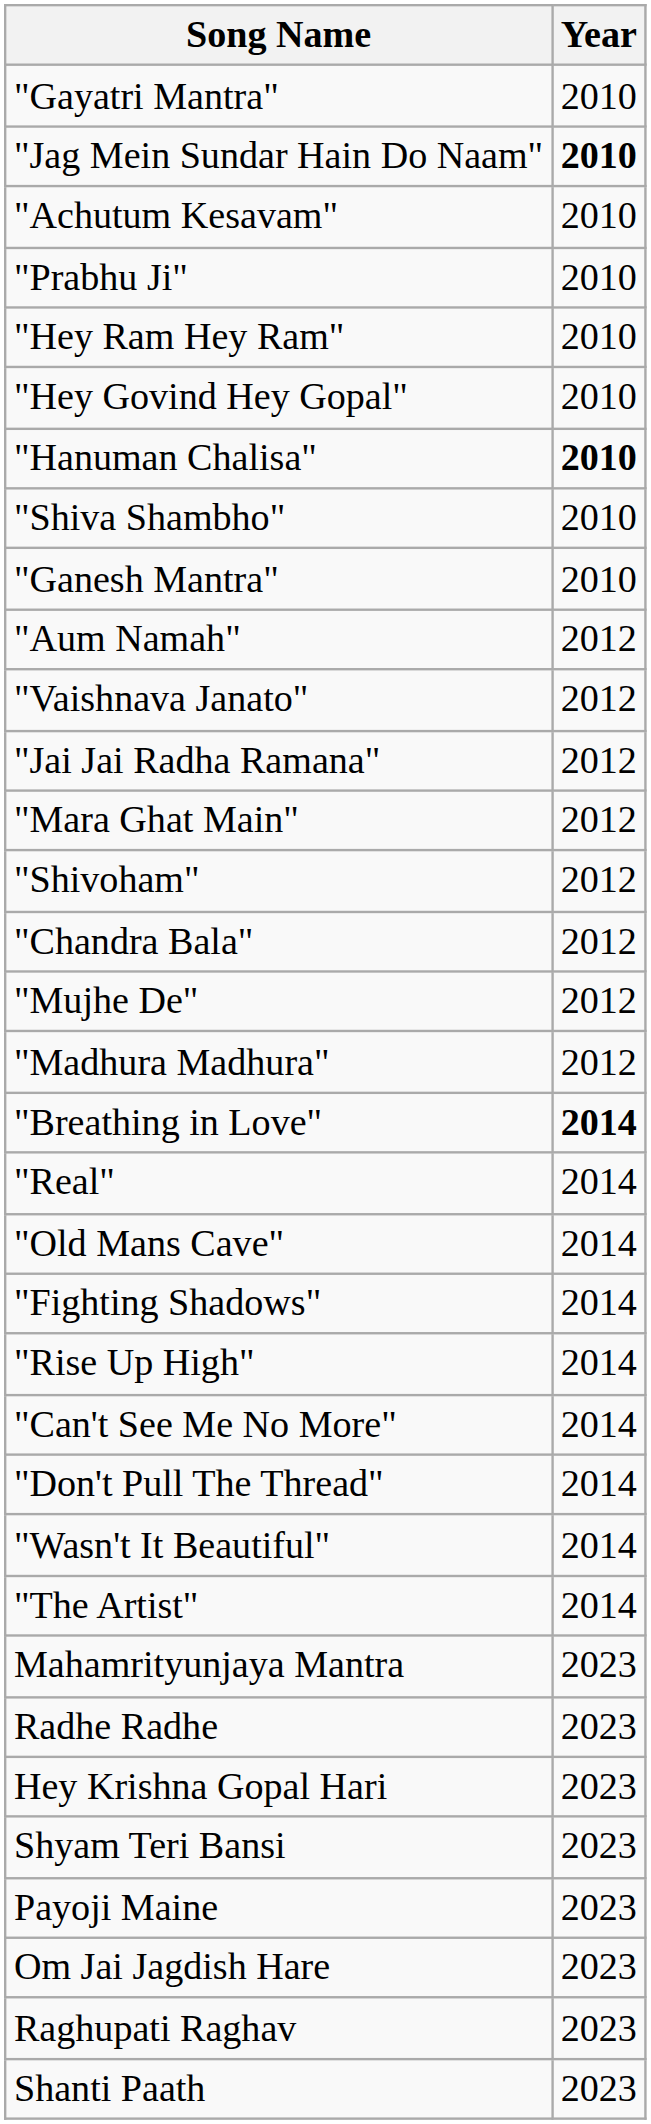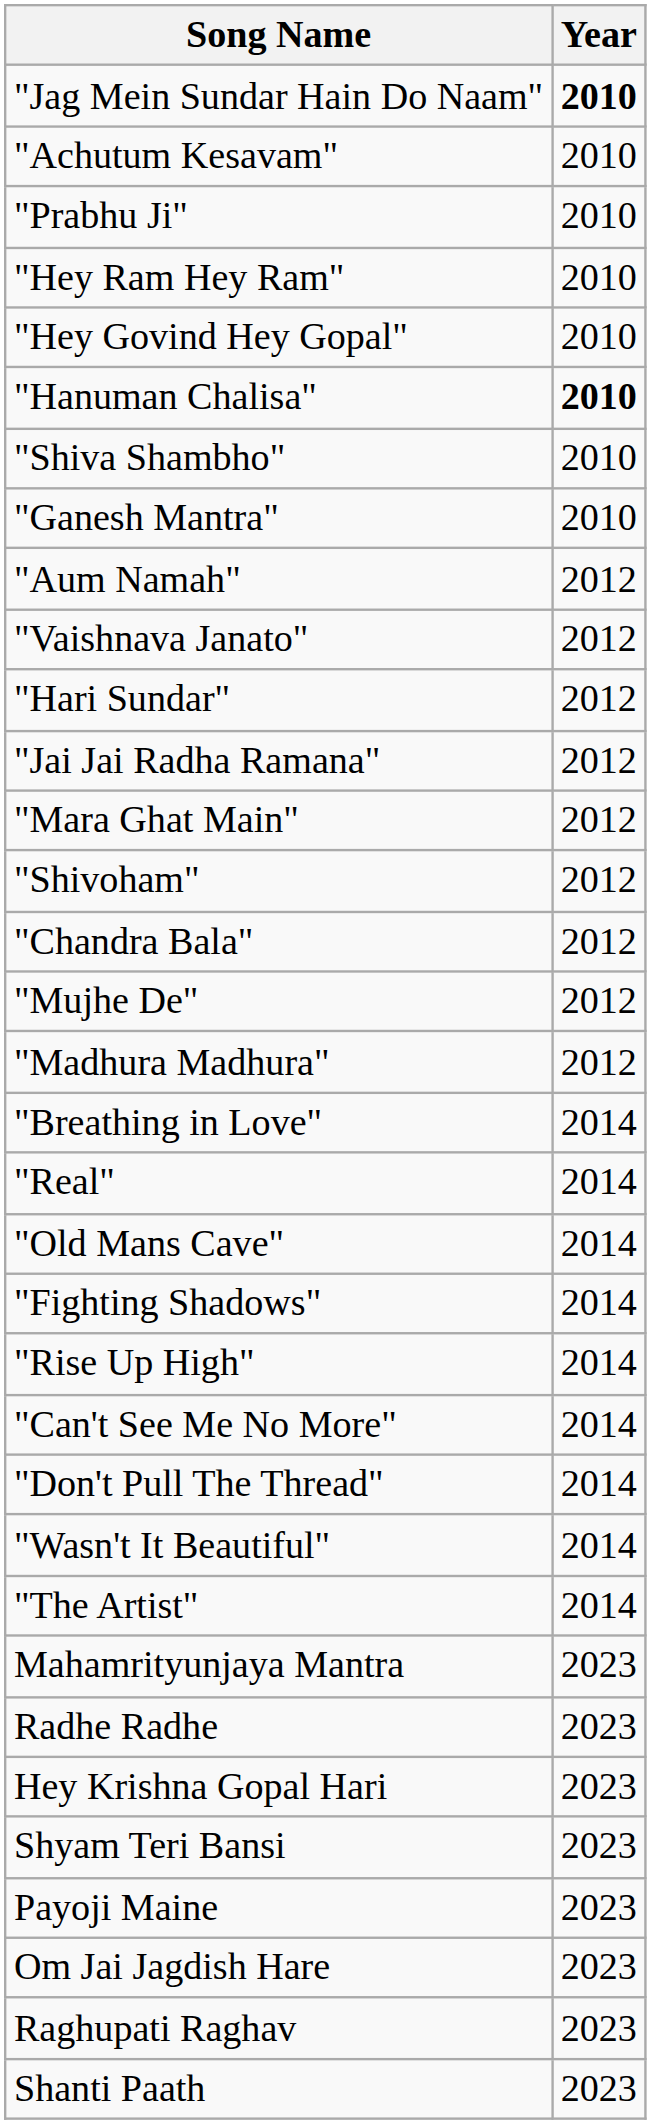- row: (146, 95)
+ row: (122, 699)
(599, 1121) bold -> (599, 1121) normal
